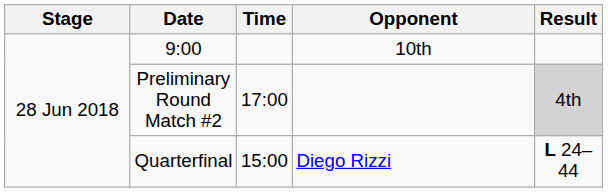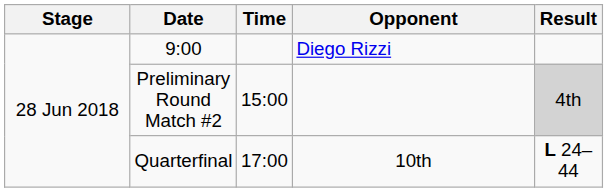(413, 49) 10th -> (344, 49) Diego Rizzi
(264, 99) 17:00 -> (264, 99) 15:00
(264, 161) 15:00 -> (264, 161) 17:00
(344, 161) Diego Rizzi -> (413, 161) 10th
